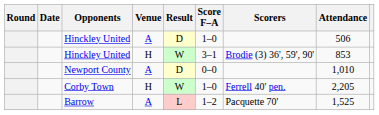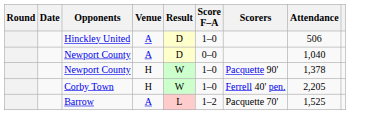- row: (97, 54)
(343, 70) 1,010 -> (314, 54) 1,040
+ row: (97, 70)
